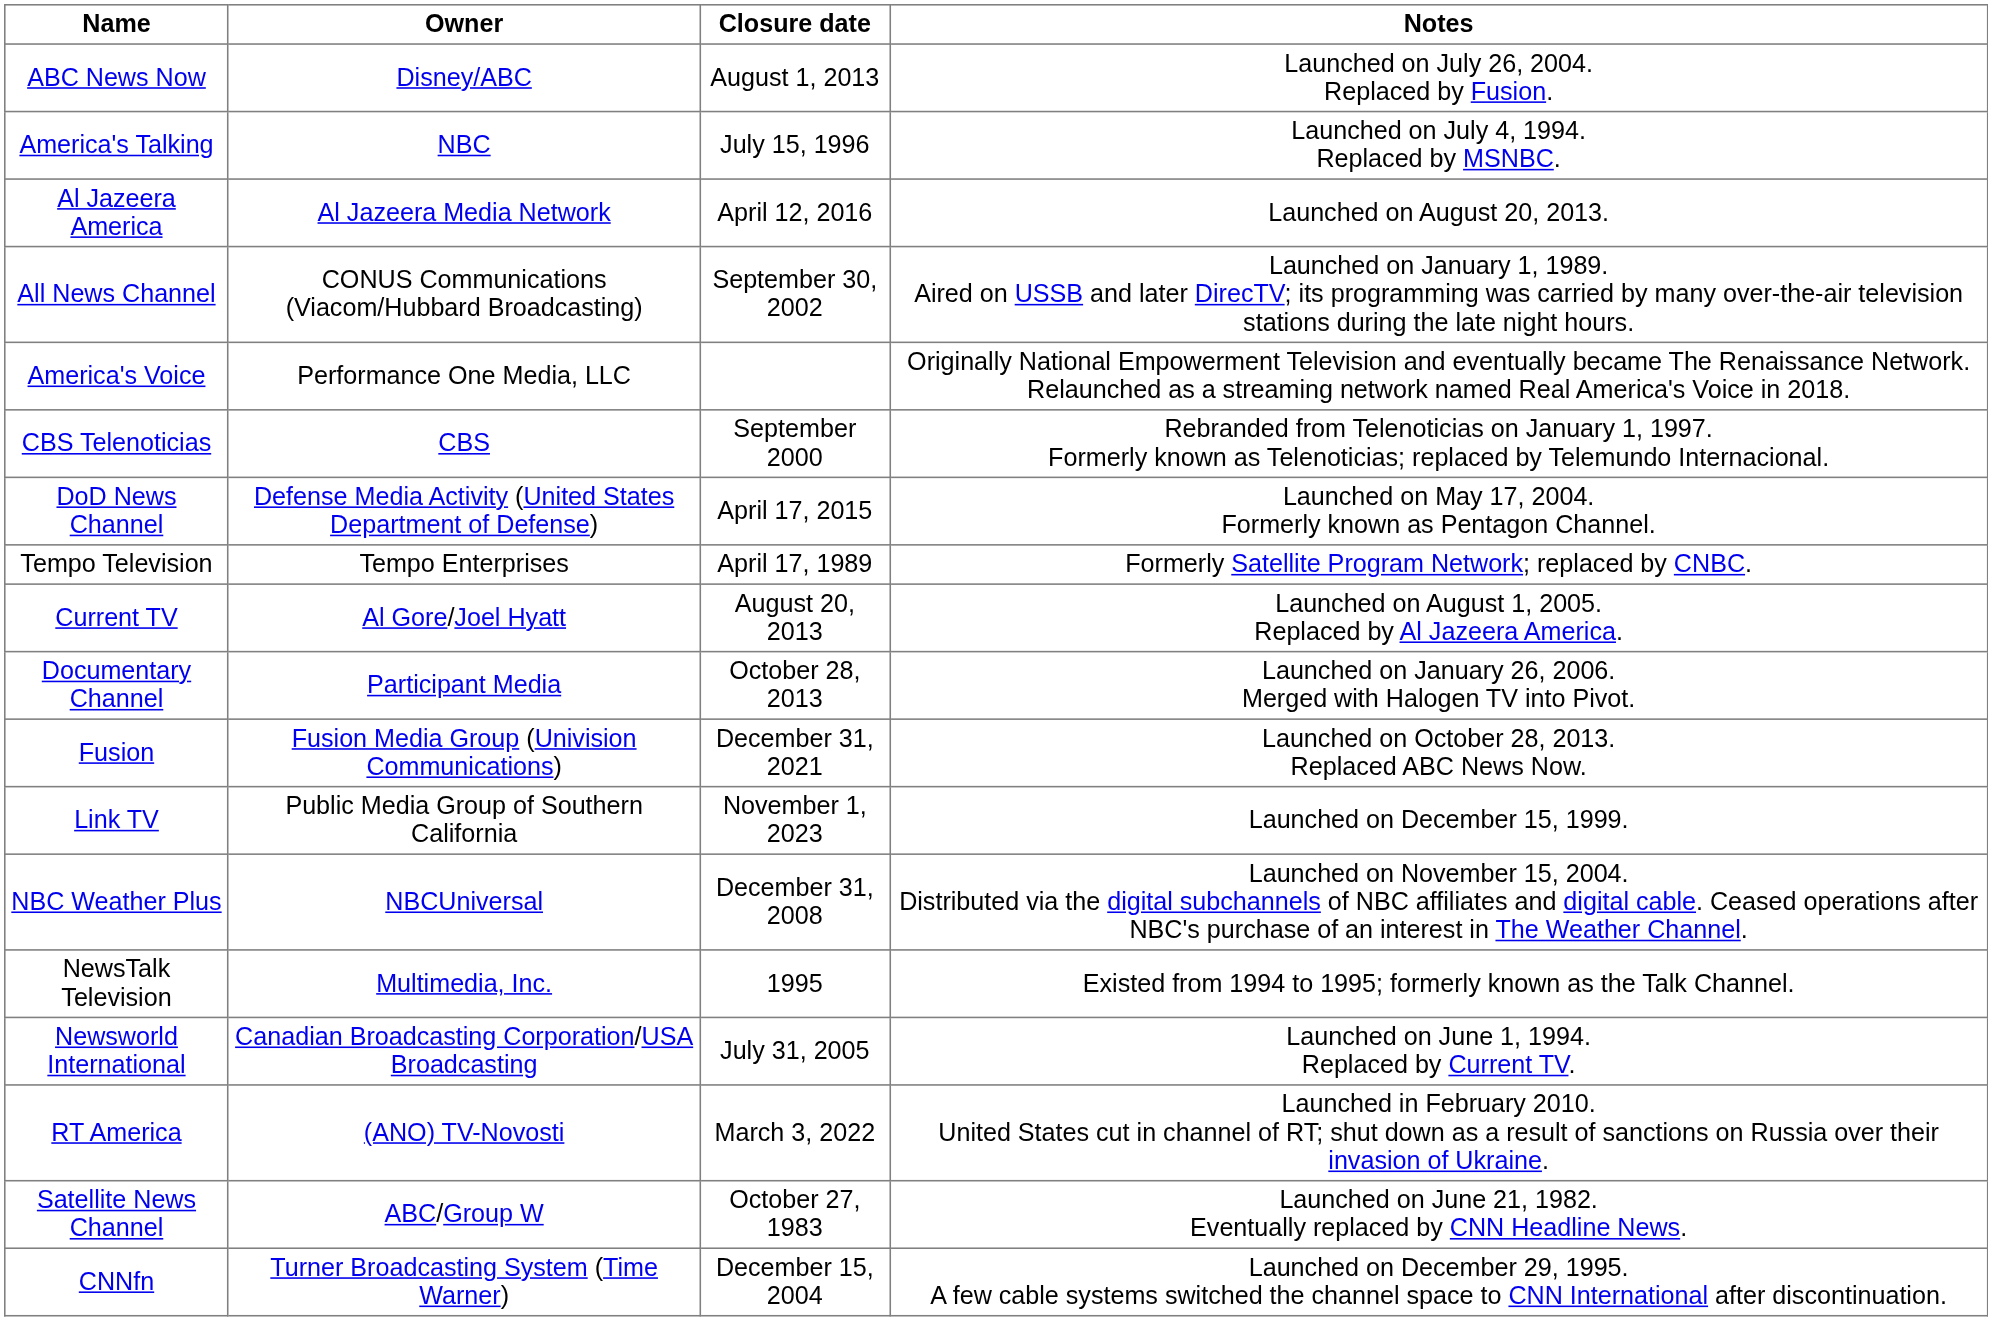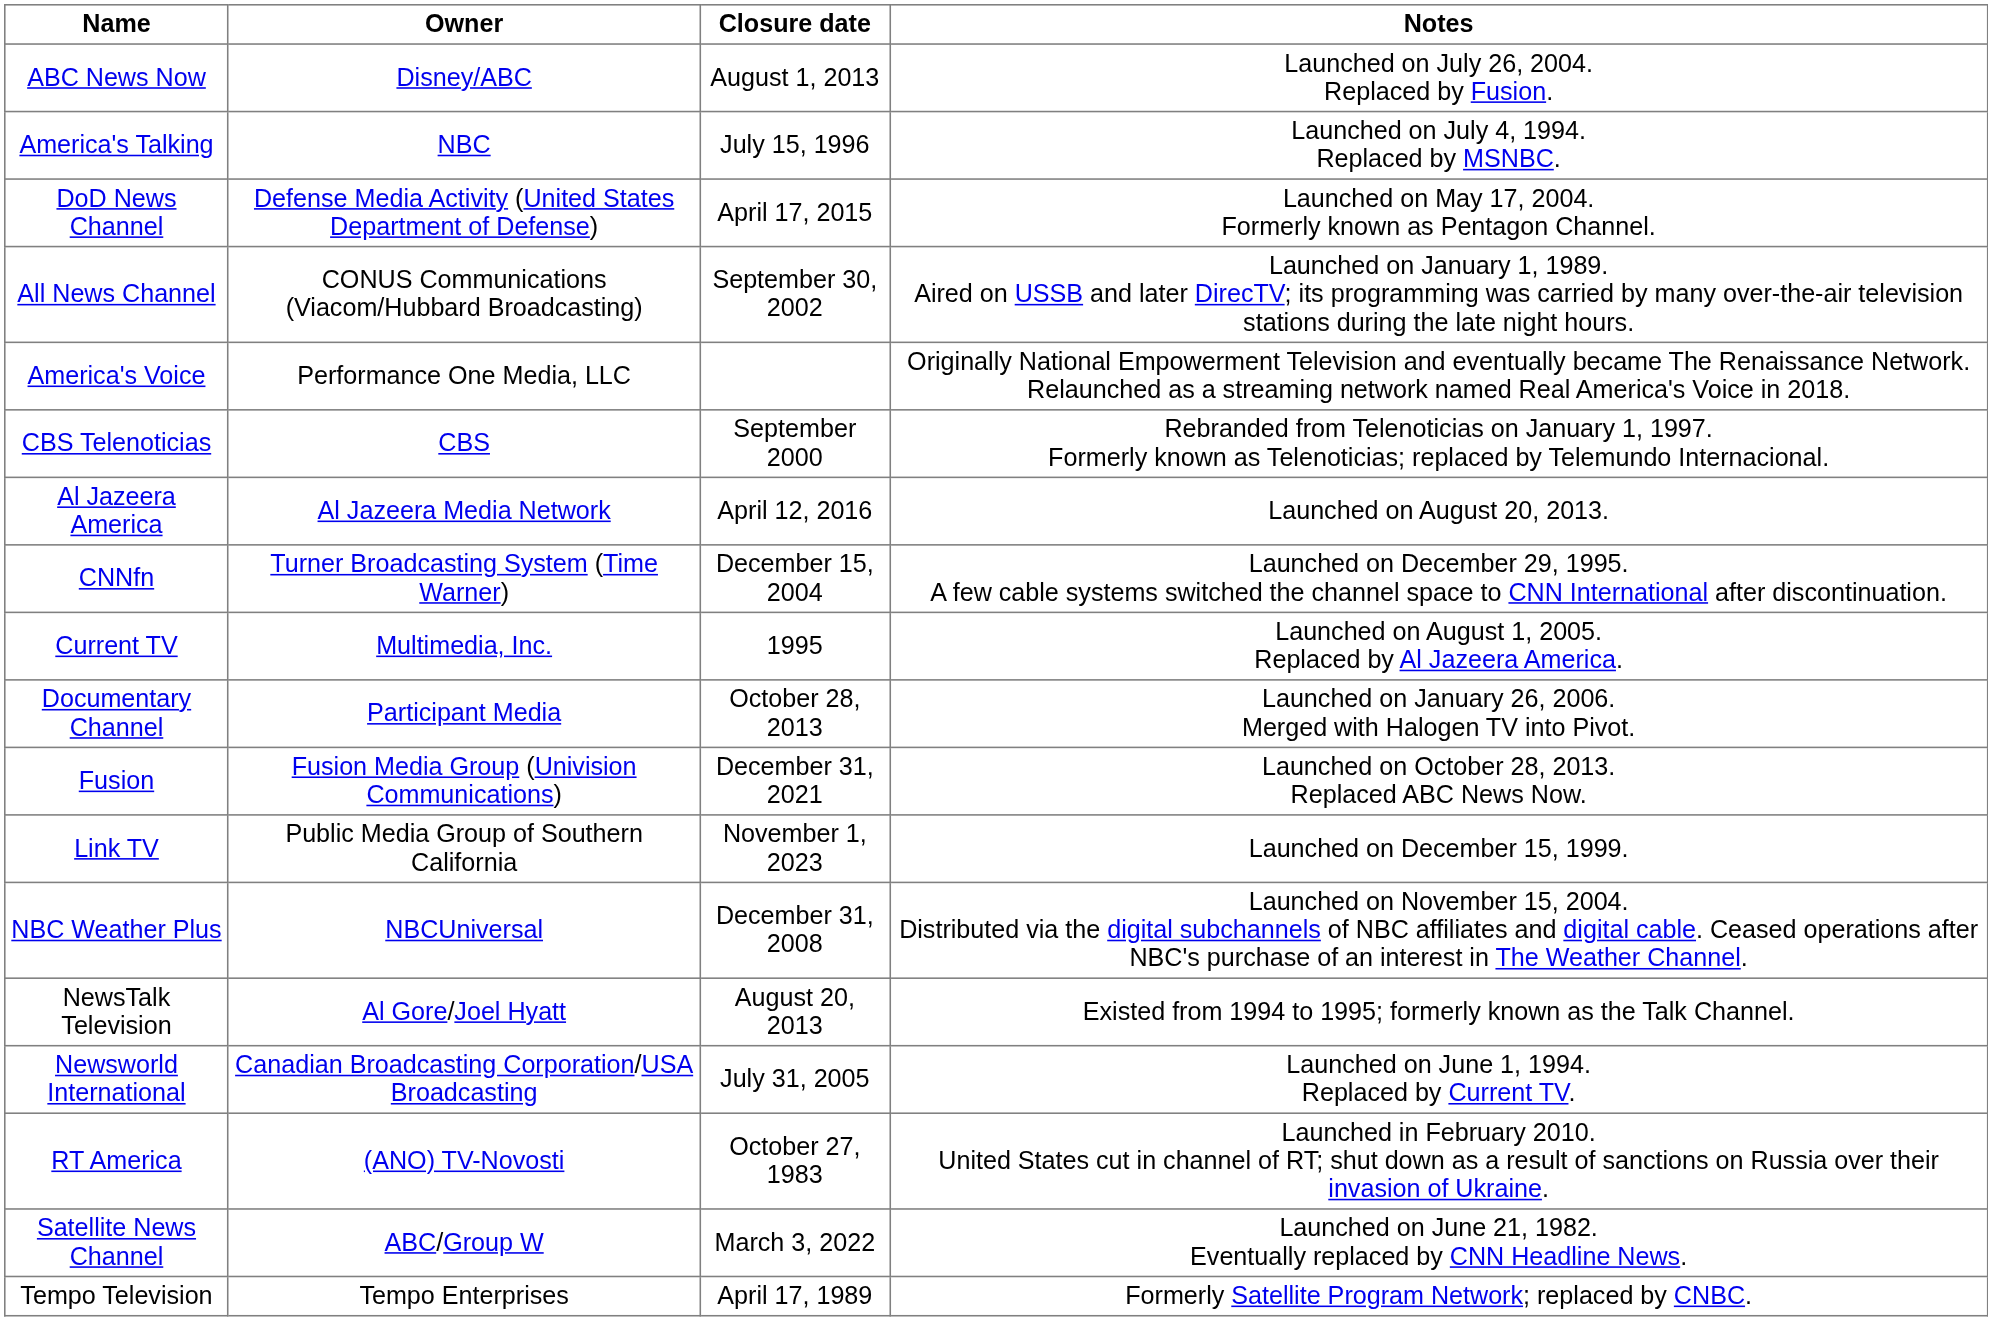rows swapped: (116, 212) <-> (116, 510)
rows swapped: (116, 1281) <-> (116, 564)
(464, 617) Al Gore/Joel Hyatt -> (464, 645) Multimedia, Inc.
(795, 617) August 20, 2013 -> (795, 645) 1995
(464, 983) Multimedia, Inc. -> (464, 1011) Al Gore/Joel Hyatt
(795, 983) 1995 -> (795, 1011) August 20, 2013
(795, 1132) March 3, 2022 -> (795, 1160) October 27, 1983
(795, 1214) October 27, 1983 -> (795, 1242) March 3, 2022
